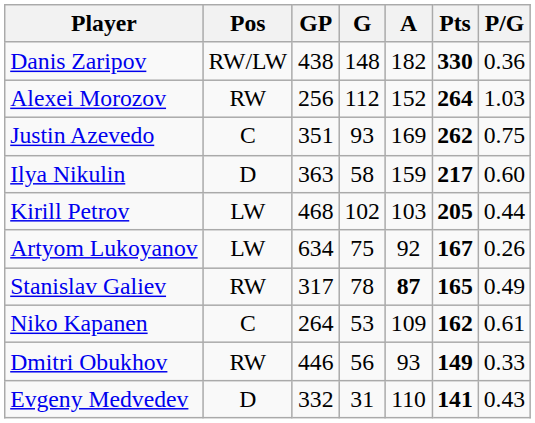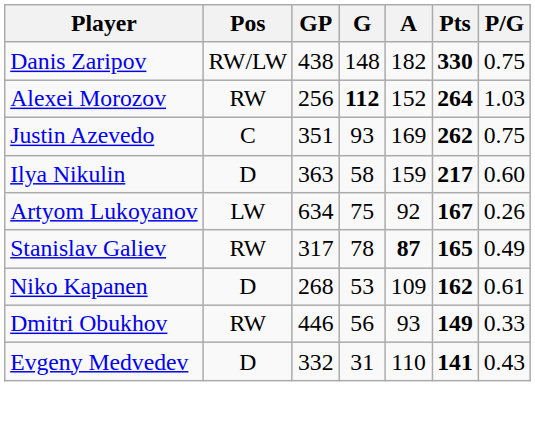(504, 60) 0.36 -> (504, 60) 0.75
(362, 98) normal -> (362, 98) bold
- row: (70, 211)
(248, 323) C -> (248, 286) D
(316, 323) 264 -> (316, 286) 268
